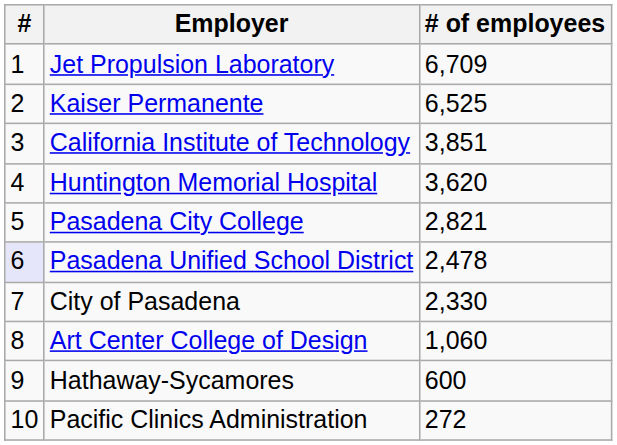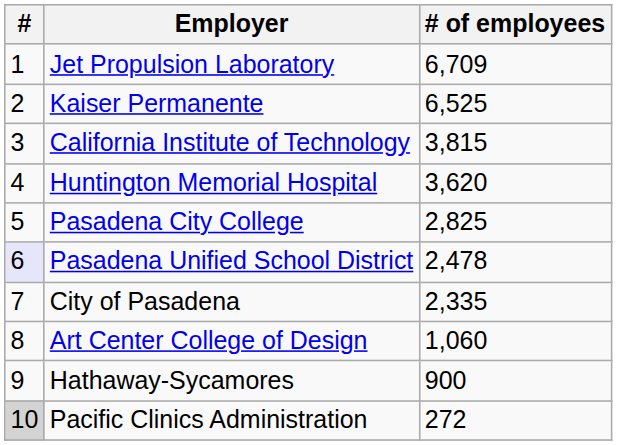(456, 143) 3,851 -> (456, 143) 3,815
(456, 222) 2,821 -> (456, 222) 2,825
(456, 301) 2,330 -> (456, 301) 2,335
(446, 380) 600 -> (446, 380) 900
(24, 420) no background -> (24, 420) lightgrey background
